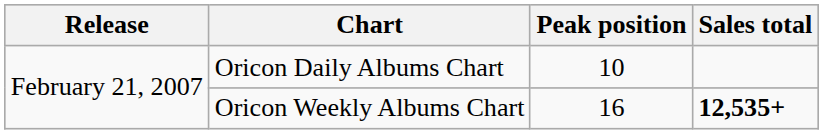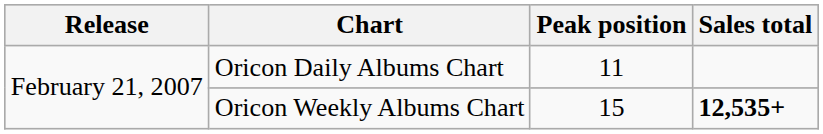(611, 66) 10 -> (611, 66) 11
(611, 107) 16 -> (611, 107) 15
